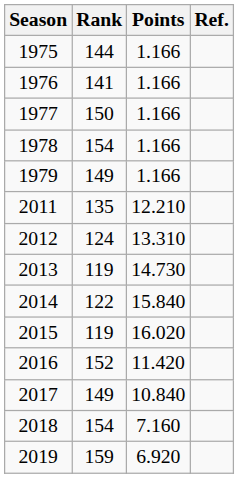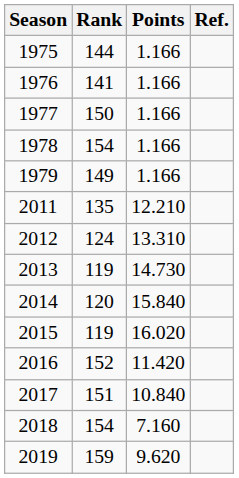(99, 301) 122 -> (99, 301) 120
(99, 394) 149 -> (99, 394) 151
(158, 457) 6.920 -> (158, 457) 9.620
